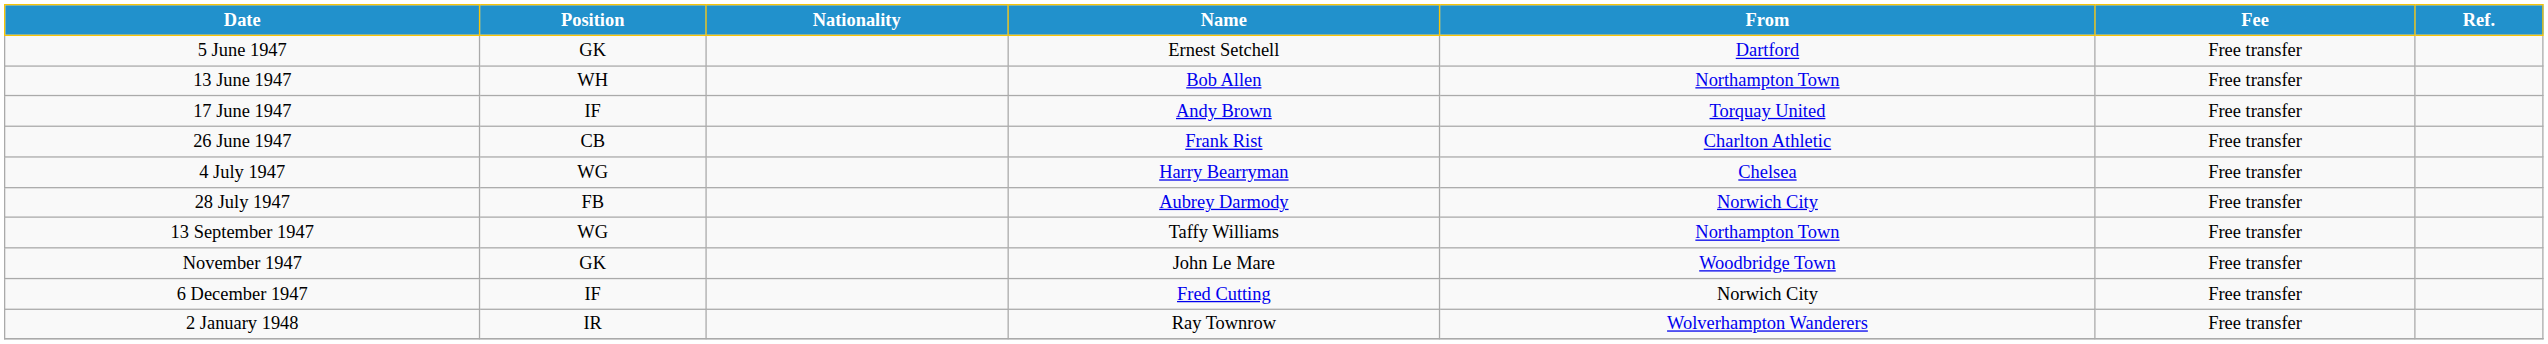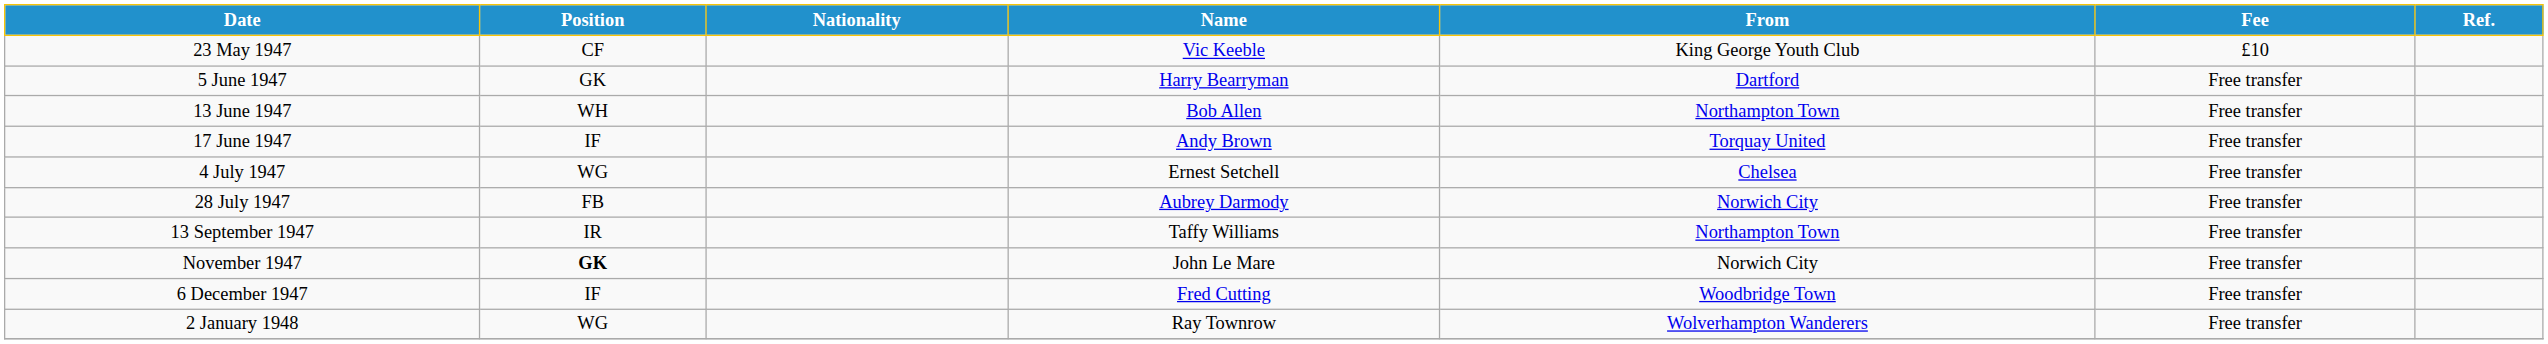+ row: (242, 50)
(1224, 50) Ernest Setchell -> (1224, 80) Harry Bearryman
- row: (242, 141)
(1224, 172) Harry Bearryman -> (1224, 172) Ernest Setchell
(593, 232) WG -> (593, 232) IR
(593, 263) normal -> (593, 263) bold
(1767, 263) Woodbridge Town -> (1767, 263) Norwich City
(1767, 293) Norwich City -> (1767, 293) Woodbridge Town
(593, 324) IR -> (593, 324) WG
